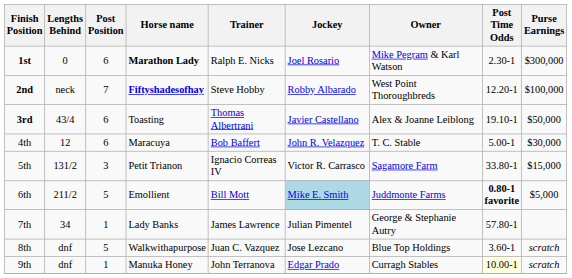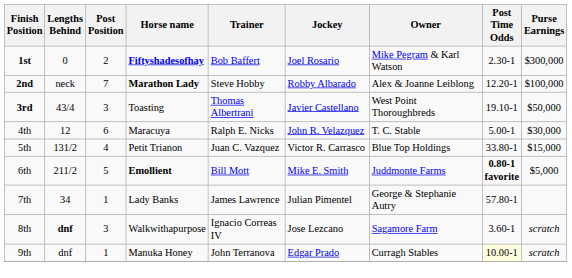(106, 61) 6 -> (106, 61) 2
(164, 61) Marathon Lady -> (166, 61) Fiftyshadesofhay
(242, 61) Ralph E. Nicks -> (235, 61) Bob Baffert
(166, 90) Fiftyshadesofhay -> (164, 84) Marathon Lady
(403, 90) West Point Thoroughbreds -> (423, 84) Alex & Joanne Leiblong
(106, 119) 6 -> (106, 107) 3
(423, 119) Alex & Joanne Leiblong -> (403, 107) West Point Thoroughbreds
(235, 143) Bob Baffert -> (242, 130) Ralph E. Nicks
(106, 166) 3 -> (106, 147) 4
(244, 166) Ignacio Correas IV -> (245, 147) Juan C. Vazquez
(405, 166) Sagamore Farm -> (411, 147) Blue Top Holdings
(149, 195) normal -> (150, 171) bold
(318, 195) lightblue background -> (318, 171) no background
(65, 248) normal -> (65, 229) bold
(106, 248) 5 -> (106, 229) 3
(245, 248) Juan C. Vazquez -> (244, 229) Ignacio Correas IV
(411, 248) Blue Top Holdings -> (405, 229) Sagamore Farm
